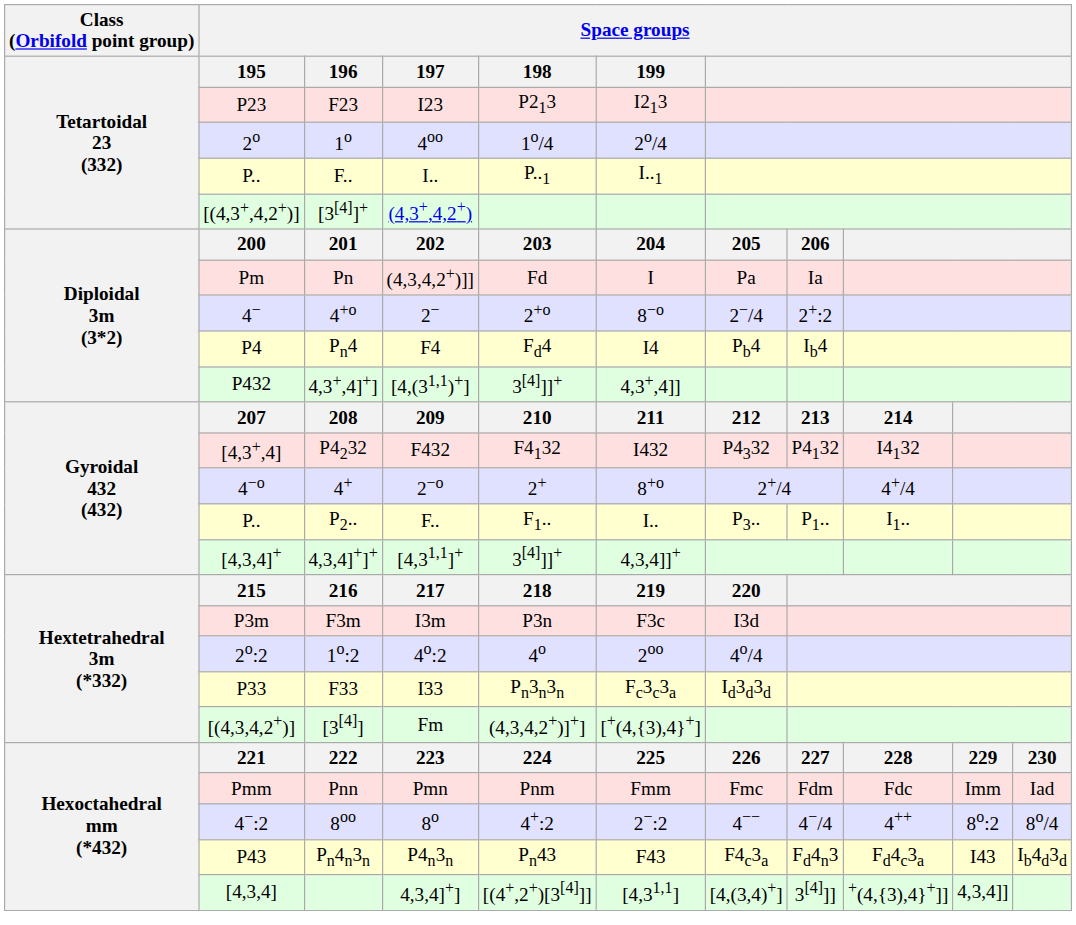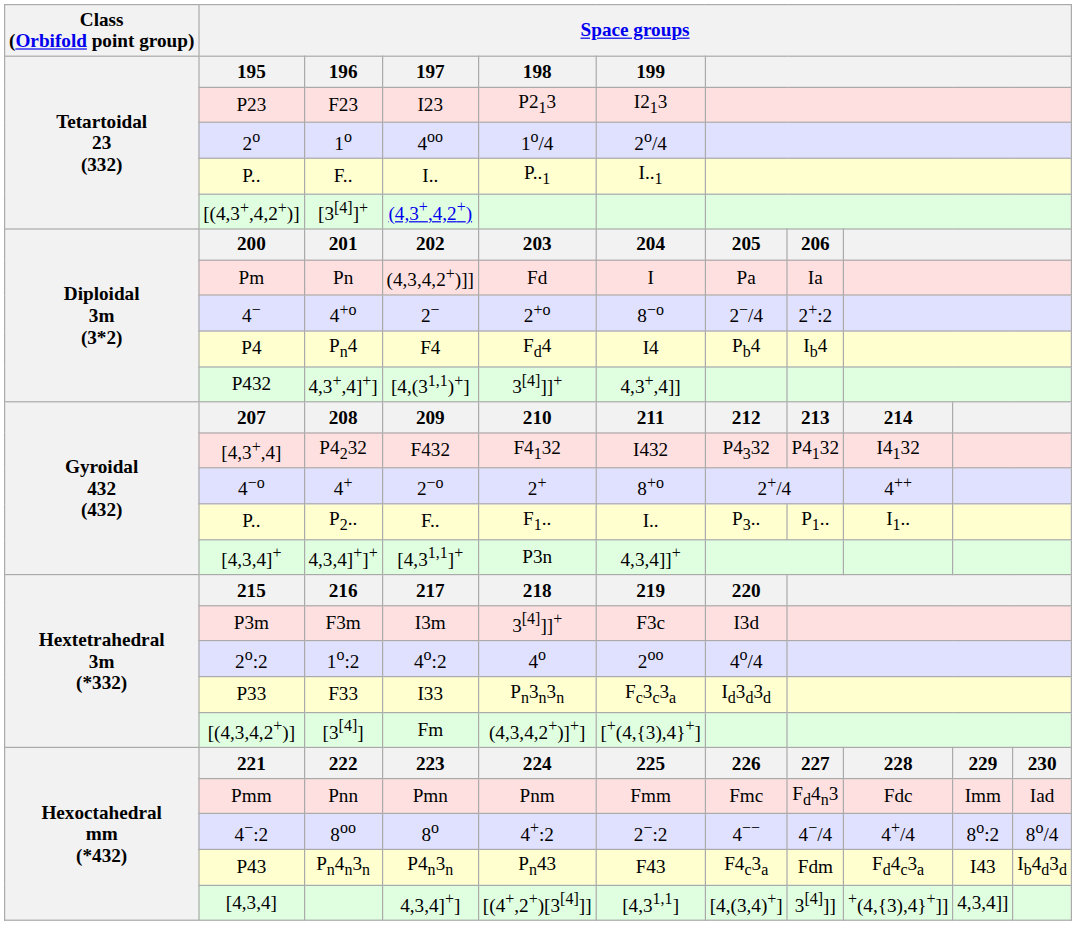(898, 486) 4+/4 -> (898, 486) 4++
(537, 557) 3[4]]]+ -> (537, 557) P3n
(537, 620) P3n -> (537, 623) 3[4]]]+
(815, 788) Fdm -> (815, 795) Fd4n3
(898, 821) 4++ -> (898, 831) 4+/4
(815, 856) Fd4n3 -> (815, 867) Fdm
